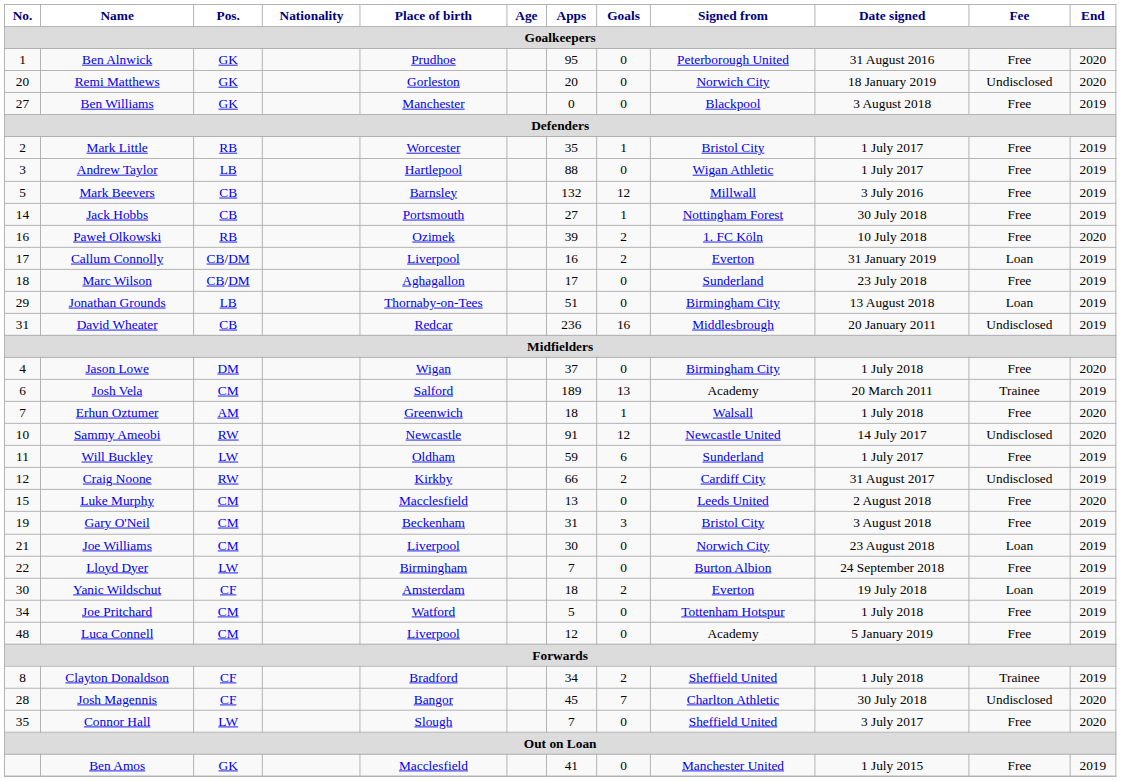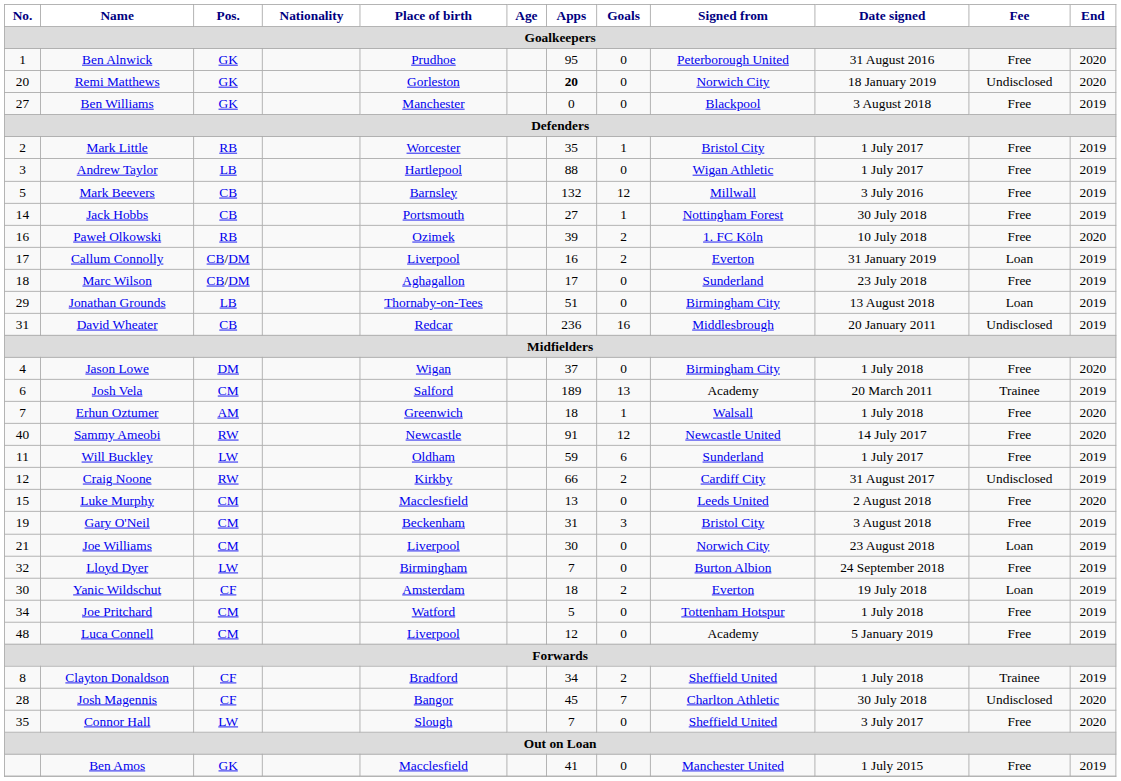(571, 81) normal -> (571, 81) bold
(22, 434) 10 -> (22, 434) 40
(1019, 434) Undisclosed -> (1019, 434) Free
(22, 567) 22 -> (22, 567) 32
